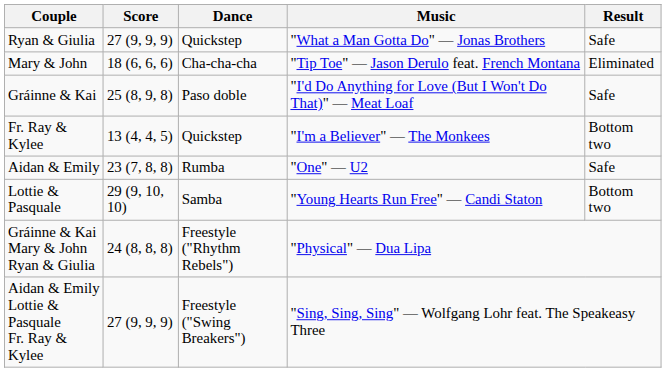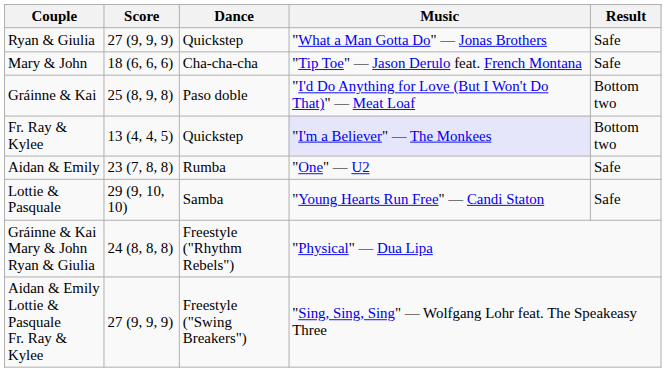(621, 63) Eliminated -> (607, 63) Safe
(602, 95) Safe -> (616, 95) Bottom two
(390, 135) no background -> (392, 135) lavender background
(611, 199) Bottom two -> (607, 199) Safe
